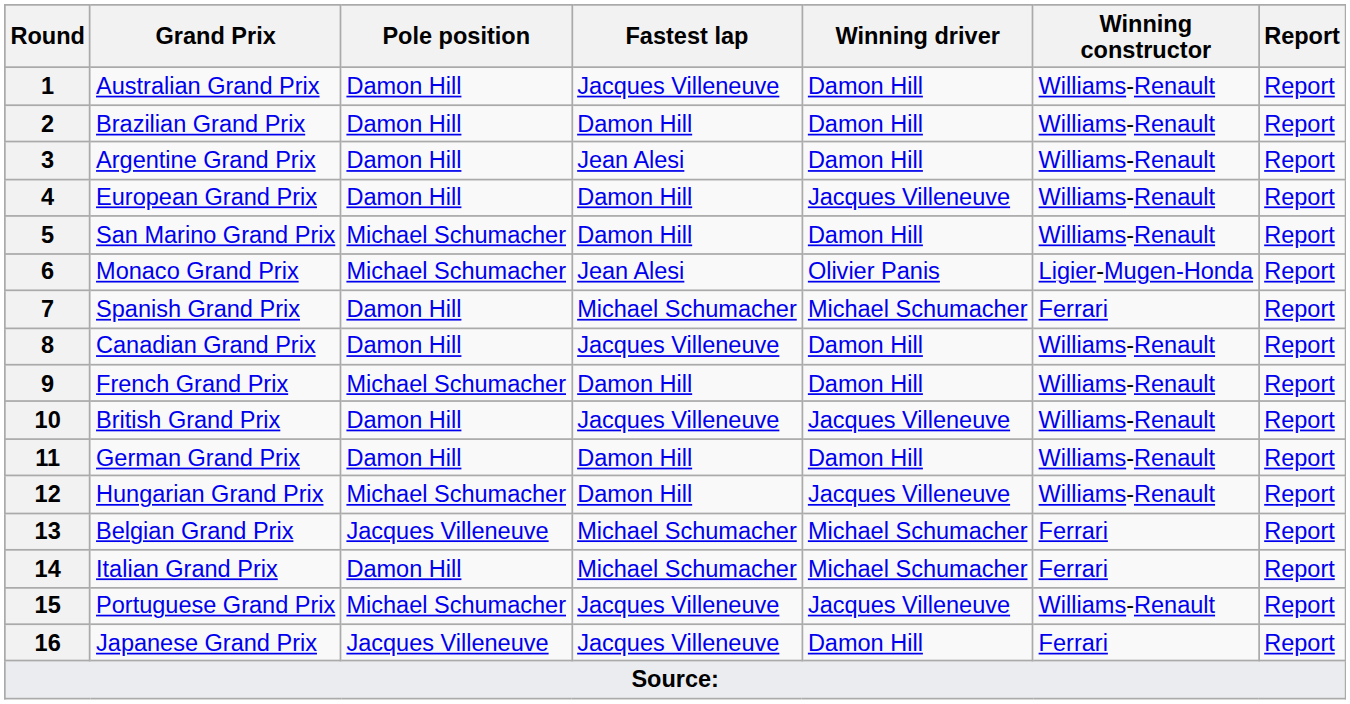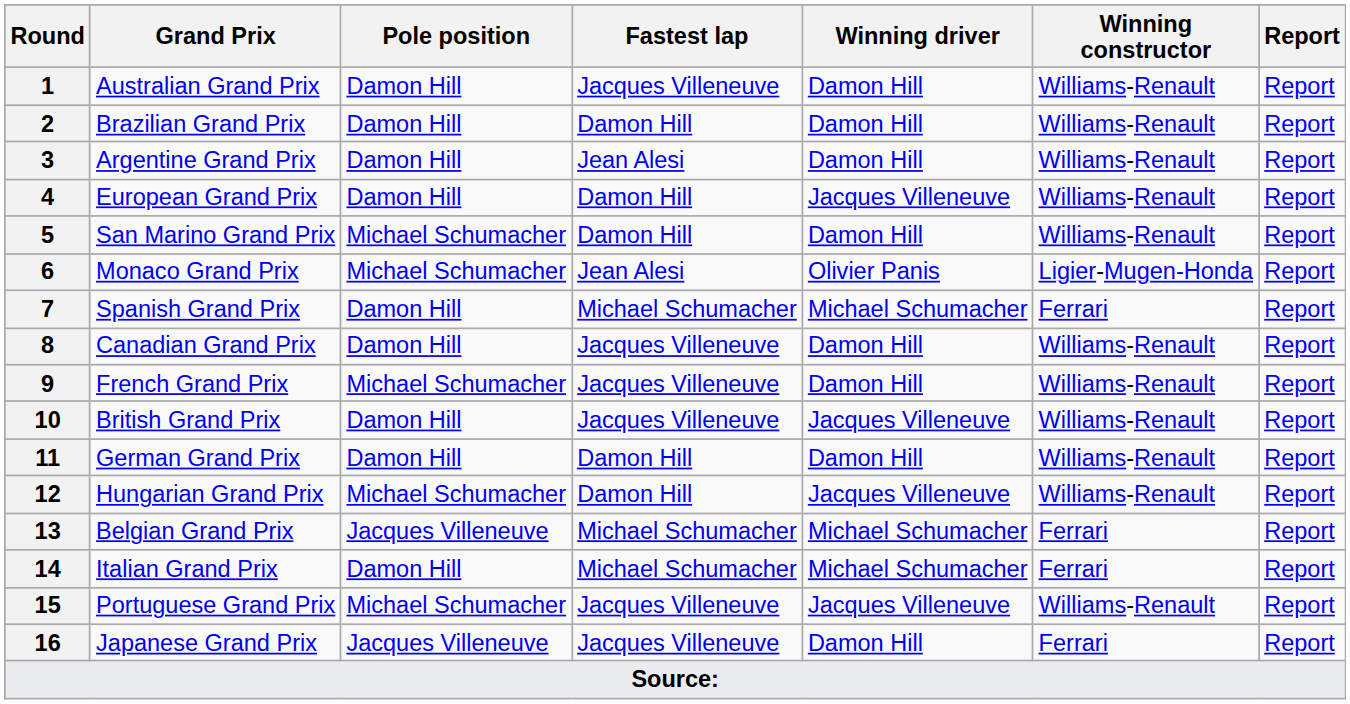(635, 383) Damon Hill -> (678, 383) Jacques Villeneuve
